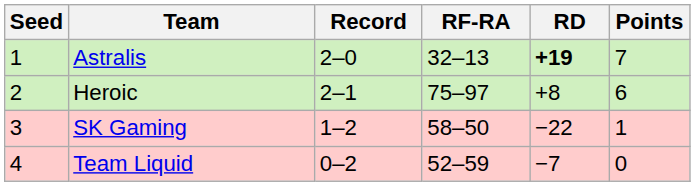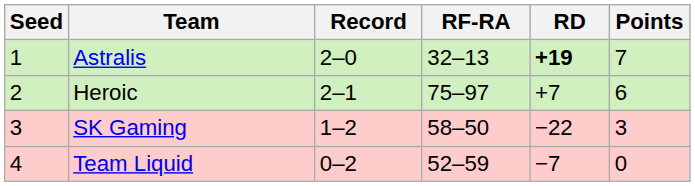(548, 92) +8 -> (548, 92) +7
(621, 127) 1 -> (621, 127) 3
